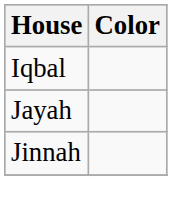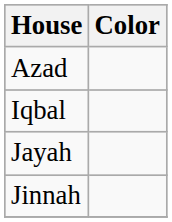+ row: (39, 68)
